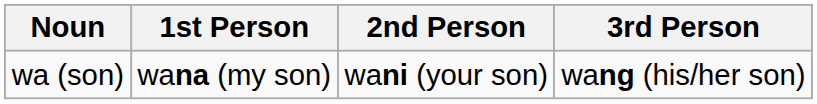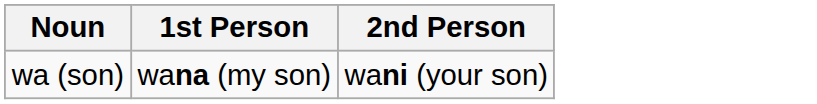- column: (683, 27)
